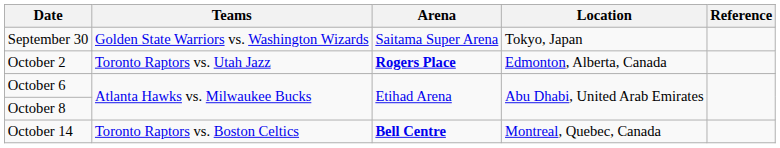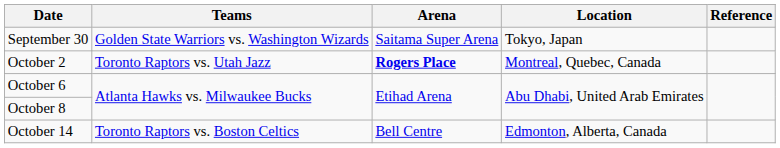(586, 62) Edmonton, Alberta, Canada -> (583, 62) Montreal, Quebec, Canada
(411, 131) bold -> (409, 131) normal
(583, 131) Montreal, Quebec, Canada -> (586, 131) Edmonton, Alberta, Canada
